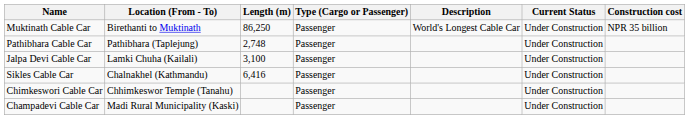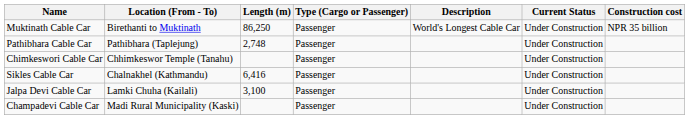rows swapped: (49, 59) <-> (55, 91)
